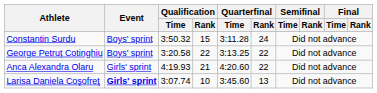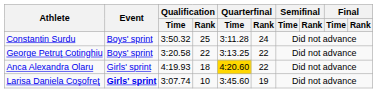(205, 39) 15 -> (205, 39) 25
(205, 67) 21 -> (205, 67) 18
(234, 67) no background -> (234, 67) gold background
(264, 81) 13 -> (264, 81) 19
